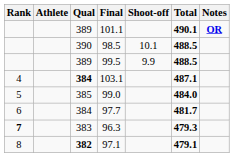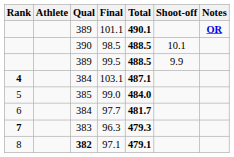columns swapped: (185, 12) <-> (148, 12)
(19, 78) normal -> (19, 78) bold
(84, 78) bold -> (84, 78) normal
